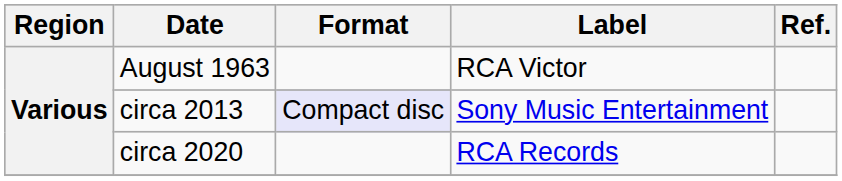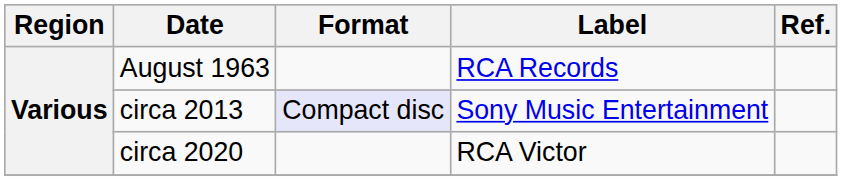(522, 68) RCA Victor -> (537, 68) RCA Records
(537, 152) RCA Records -> (522, 152) RCA Victor
